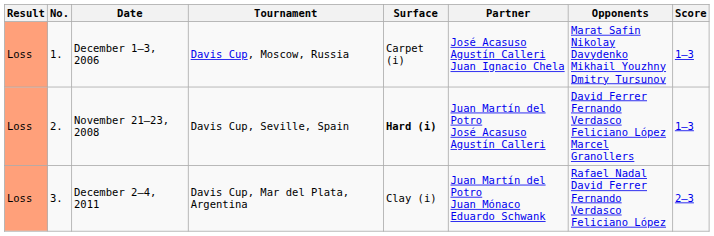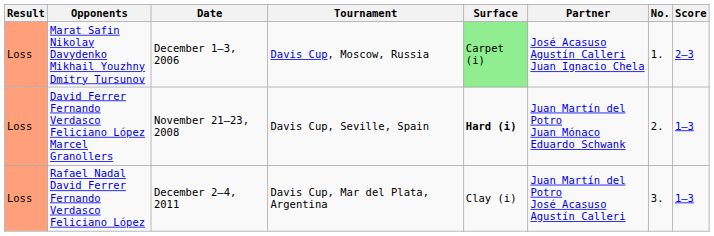columns swapped: (59, 13) <-> (620, 13)
(405, 54) no background -> (485, 54) lightgreen background
(684, 54) 1–3 -> (684, 54) 2–3
(498, 126) Juan Martín del Potro José Acasuso Agustín Calleri -> (578, 126) Juan Martín del Potro Juan Mónaco Eduardo Schwank
(498, 198) Juan Martín del Potro Juan Mónaco Eduardo Schwank -> (578, 198) Juan Martín del Potro José Acasuso Agustín Calleri
(684, 198) 2–3 -> (684, 198) 1–3
